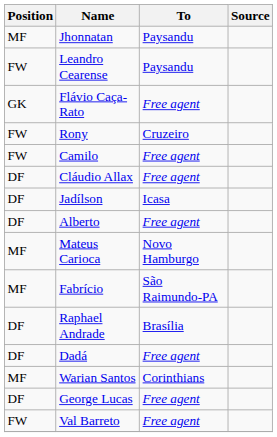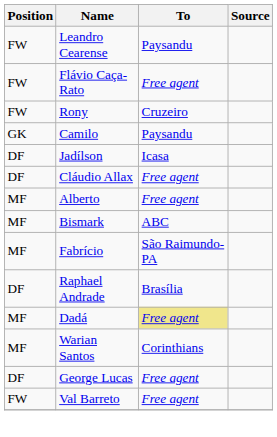- row: (86, 37)
(17, 104) GK -> (17, 82) FW
(17, 155) FW -> (17, 134) GK
(171, 155) Free agent -> (167, 134) Paysandu
rows swapped: (96, 177) <-> (81, 199)
(16, 221) DF -> (17, 199) MF
- row: (80, 250)
+ row: (82, 221)
(16, 355) DF -> (17, 318) MF
(171, 355) no background -> (170, 318) khaki background
